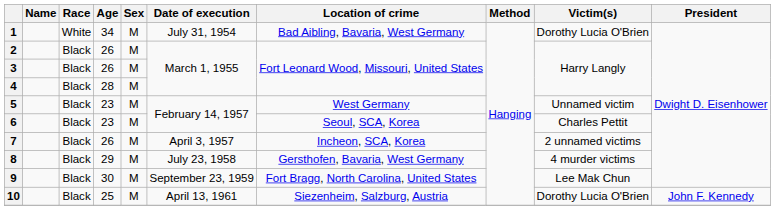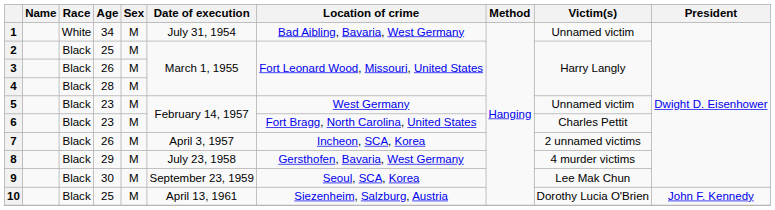(593, 31) Dorothy Lucia O'Brien -> (593, 31) Unnamed victim
(107, 50) 26 -> (107, 50) 25
(371, 123) Seoul, SCA, Korea -> (371, 123) Fort Bragg, North Carolina, United States
(371, 178) Fort Bragg, North Carolina, United States -> (371, 178) Seoul, SCA, Korea
